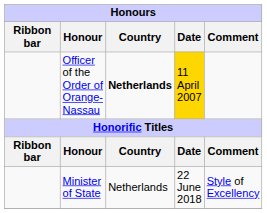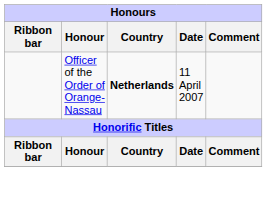(189, 85) gold background -> (191, 85) no background
- row: (82, 187)
